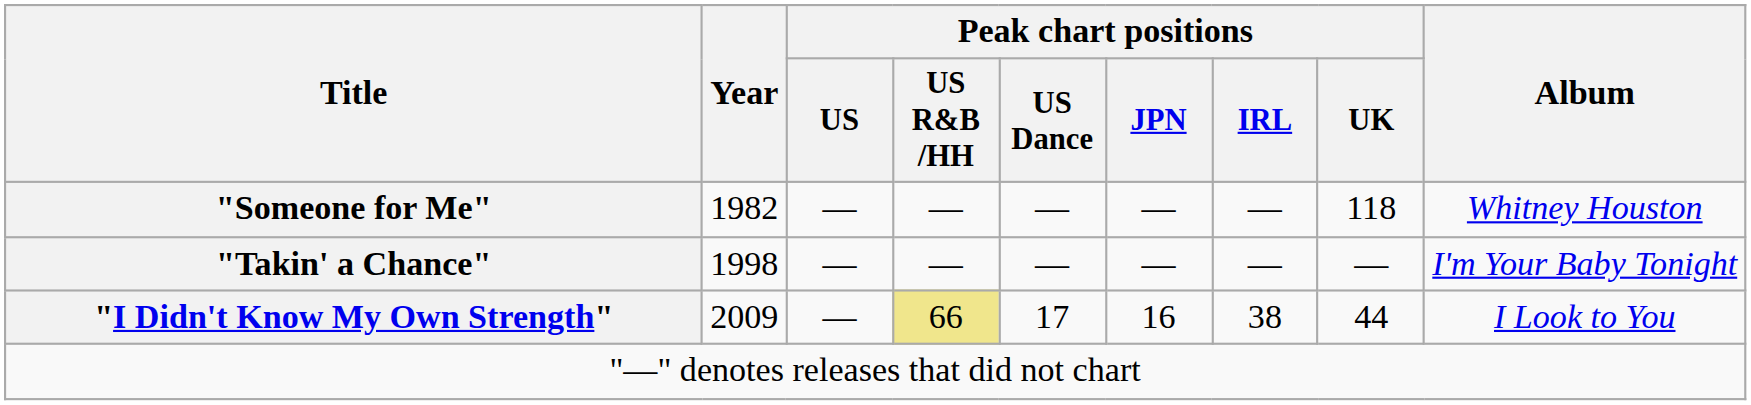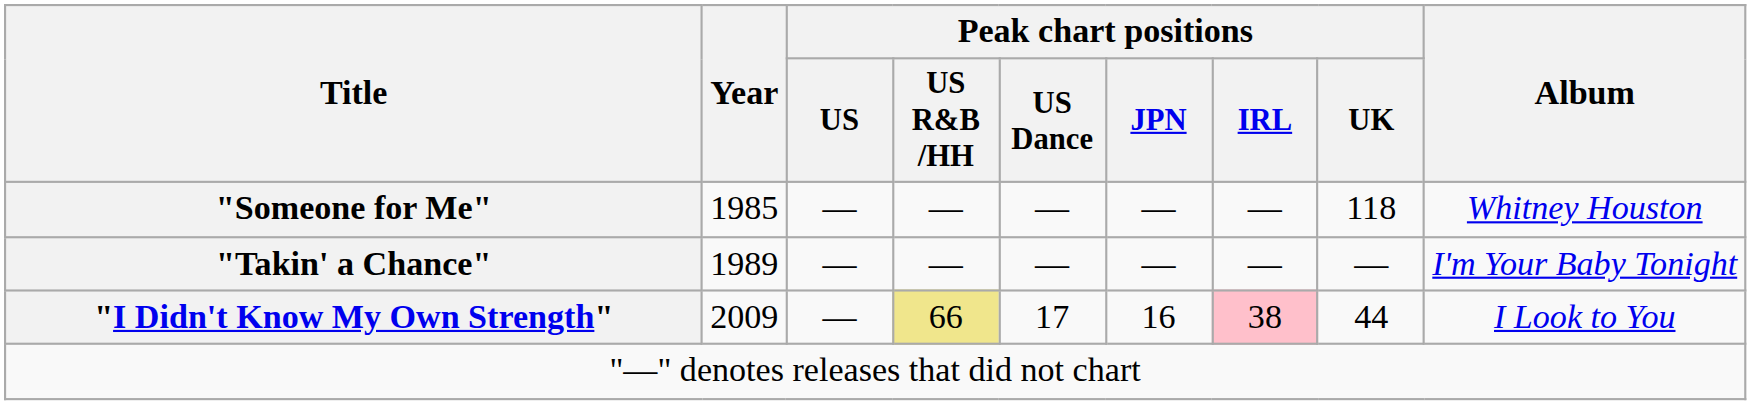(744, 208) 1982 -> (744, 208) 1985
(744, 262) 1998 -> (744, 262) 1989
(1265, 316) no background -> (1265, 316) pink background
